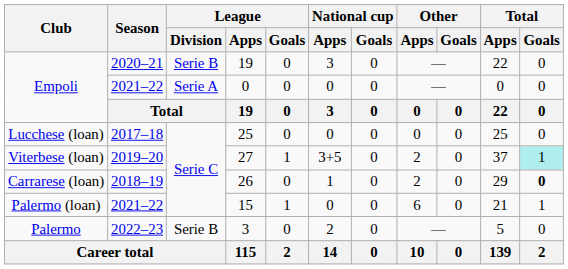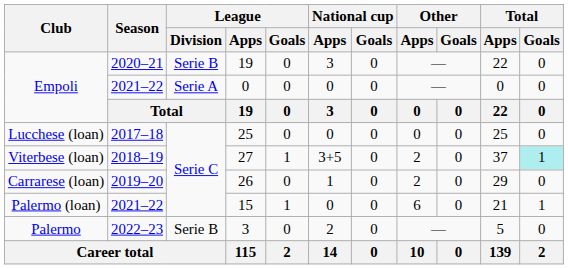(137, 157) 2019–20 -> (137, 157) 2018–19
(137, 181) 2018–19 -> (137, 181) 2019–20
(542, 181) bold -> (542, 181) normal
